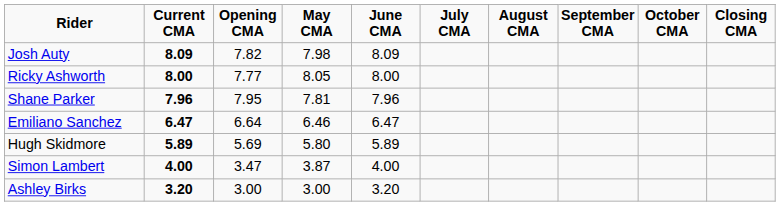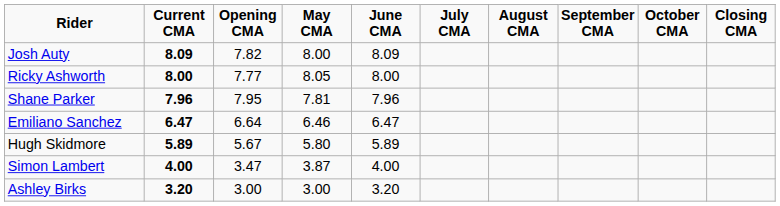(317, 54) 7.98 -> (317, 54) 8.00
(248, 144) 5.69 -> (248, 144) 5.67
